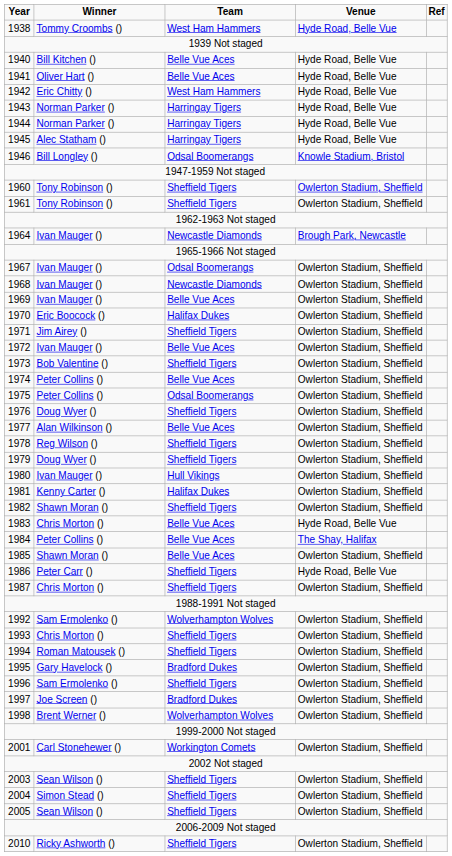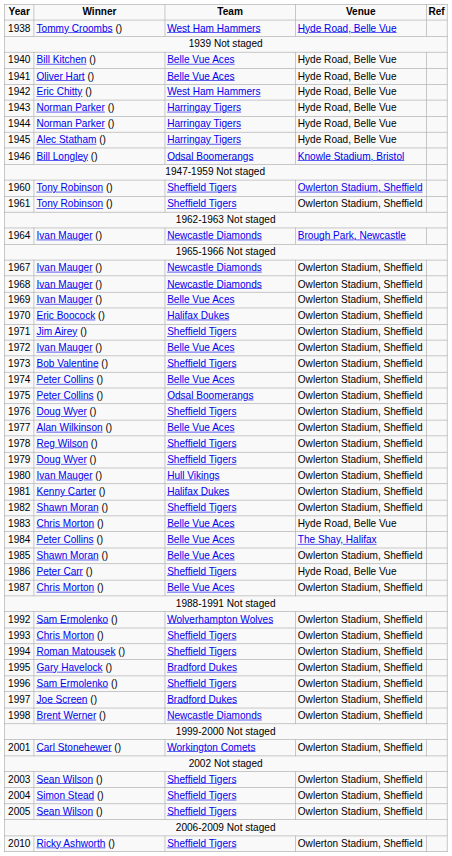(210, 268) Odsal Boomerangs -> (214, 268) Newcastle Diamonds
(202, 587) Sheffield Tigers -> (201, 587) Belle Vue Aces
(220, 715) Wolverhampton Wolves -> (214, 715) Newcastle Diamonds
